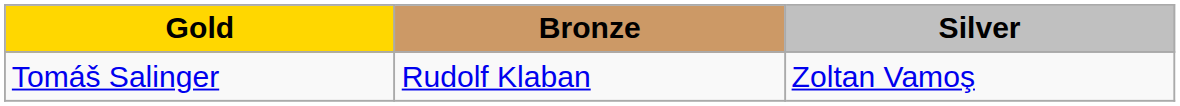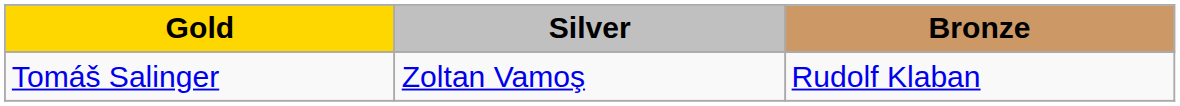columns swapped: (980, 28) <-> (590, 28)
